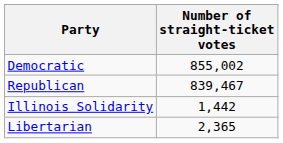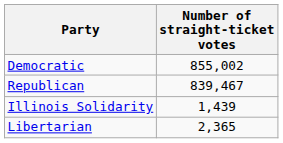(217, 107) 1,442 -> (217, 107) 1,439
